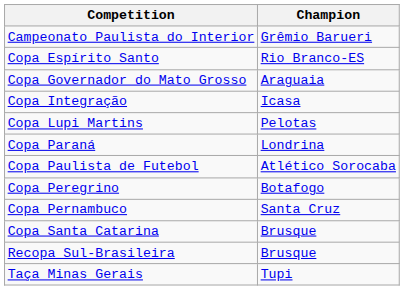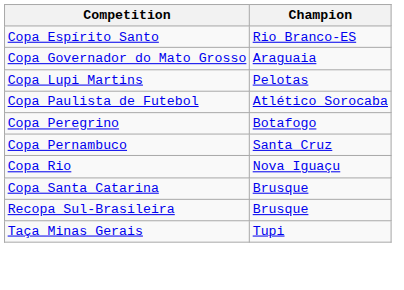- row: (131, 37)
- row: (67, 102)
- row: (51, 145)
+ row: (40, 167)
